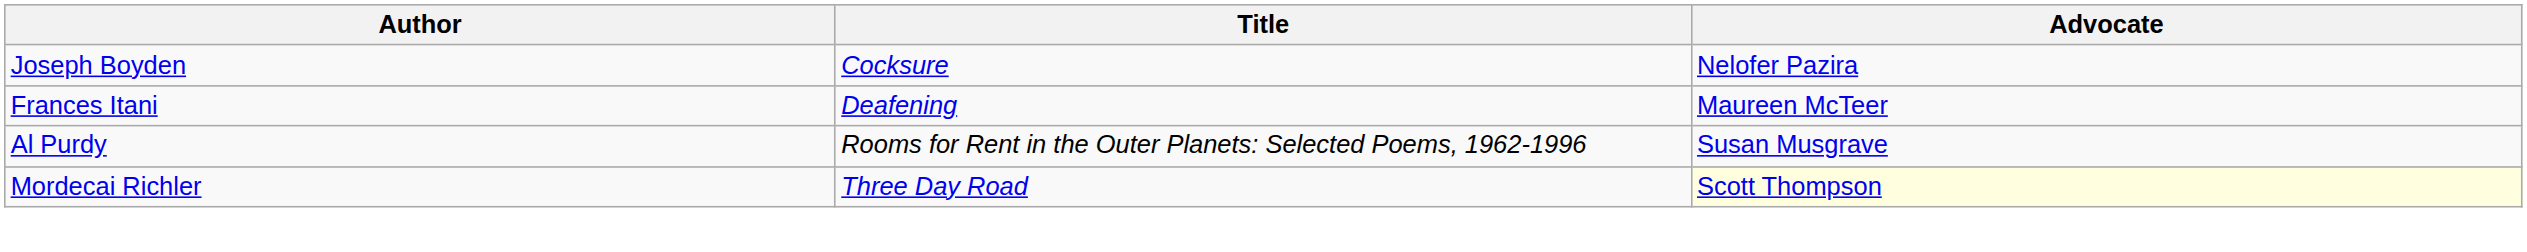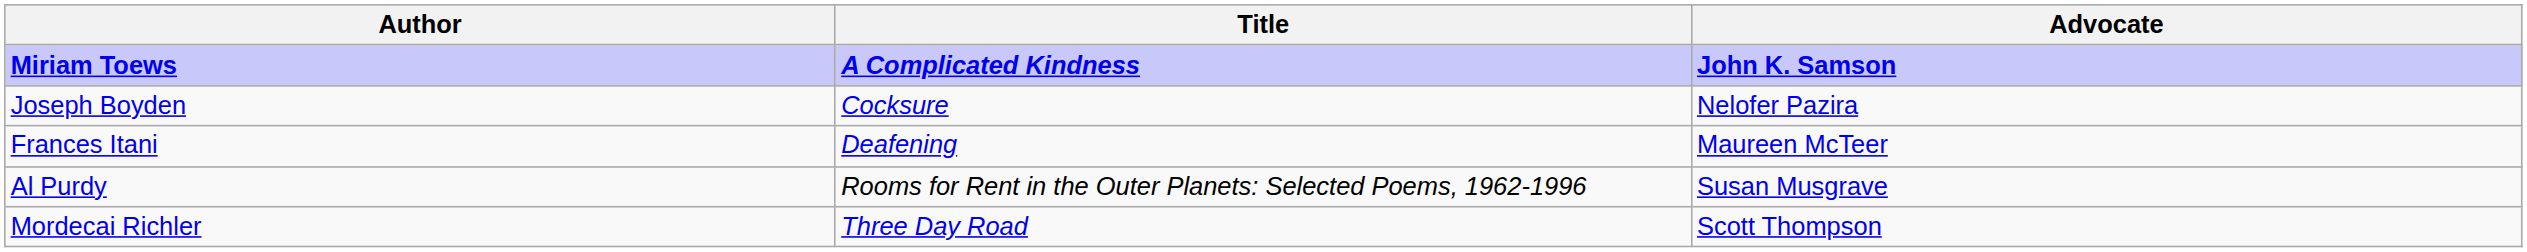+ row: (94, 65)
(1789, 186) lightyellow background -> (1789, 226) no background
